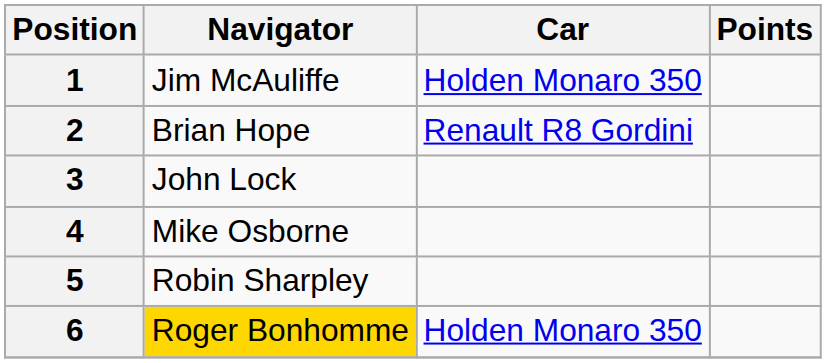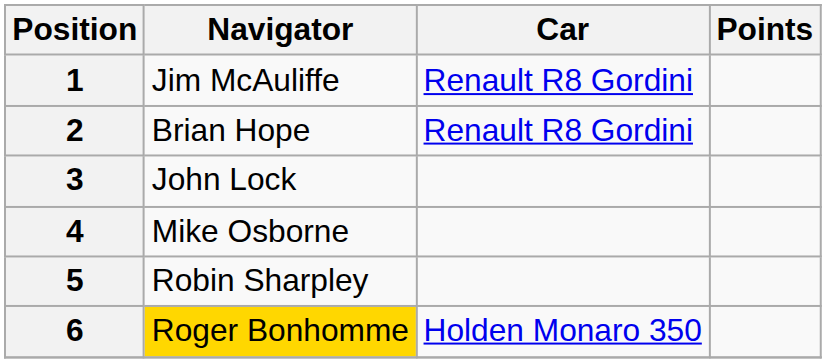(563, 79) Holden Monaro 350 -> (558, 79) Renault R8 Gordini
